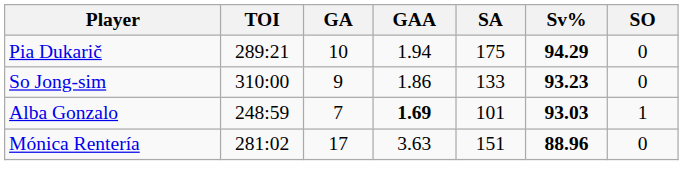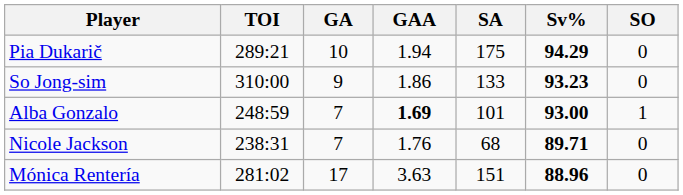(566, 112) 93.03 -> (566, 112) 93.00
+ row: (68, 143)
